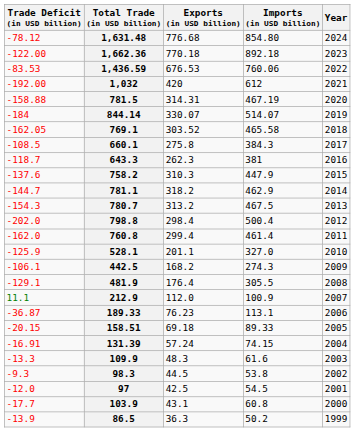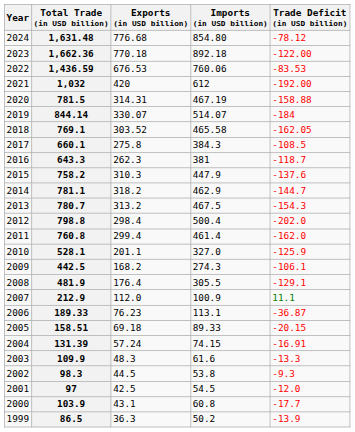columns swapped: (336, 17) <-> (44, 17)
